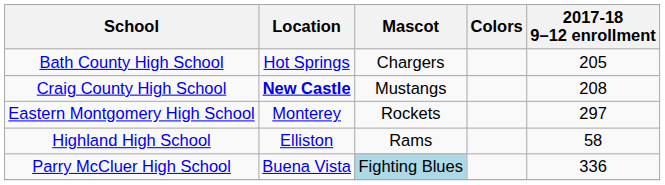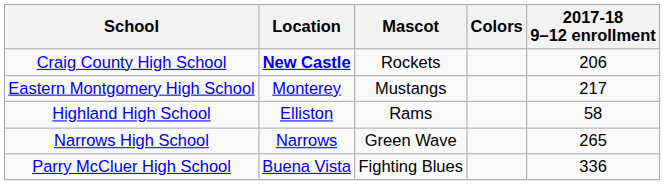- row: (132, 62)
(411, 88) Mustangs -> (411, 62) Rockets
(593, 88) 208 -> (593, 62) 206
(411, 114) Rockets -> (411, 88) Mustangs
(593, 114) 297 -> (593, 88) 217
+ row: (132, 140)
(411, 166) lightblue background -> (411, 166) no background
